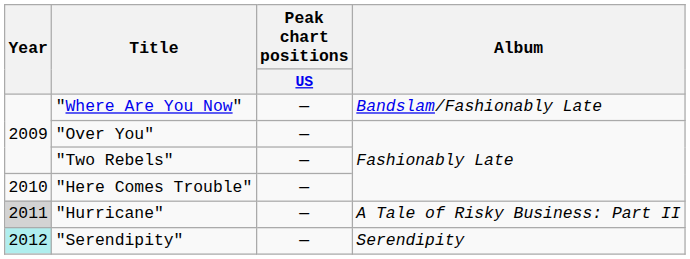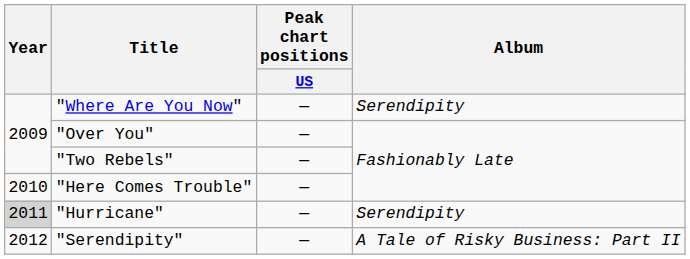(479, 107) Bandslam/Fashionably Late -> (410, 107) Serendipity
(519, 214) A Tale of Risky Business: Part II -> (410, 214) Serendipity
(28, 241) paleturquoise background -> (28, 241) no background
(410, 241) Serendipity -> (519, 241) A Tale of Risky Business: Part II
